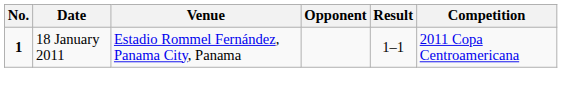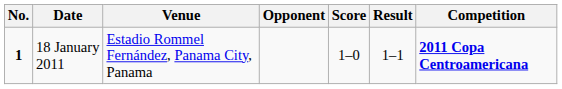+ column: (349, 16)
(469, 47) normal -> (474, 55) bold
